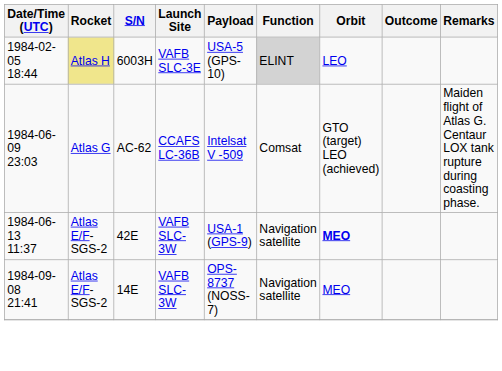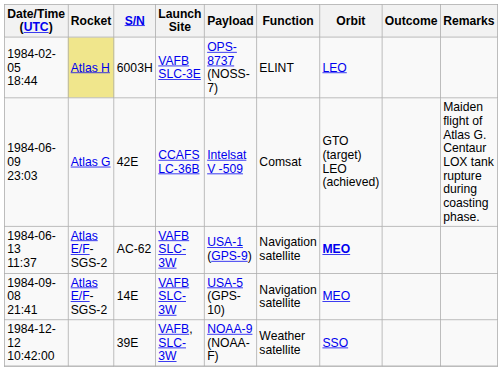(225, 60) USA-5 (GPS-10) -> (228, 67) OPS-8737 (NOSS-7)
(277, 60) lightgrey background -> (277, 67) no background
(134, 148) AC-62 -> (128, 162) 42E
(128, 236) 42E -> (134, 249) AC-62
(228, 289) OPS-8737 (NOSS-7) -> (225, 296) USA-5 (GPS-10)
+ row: (32, 343)
